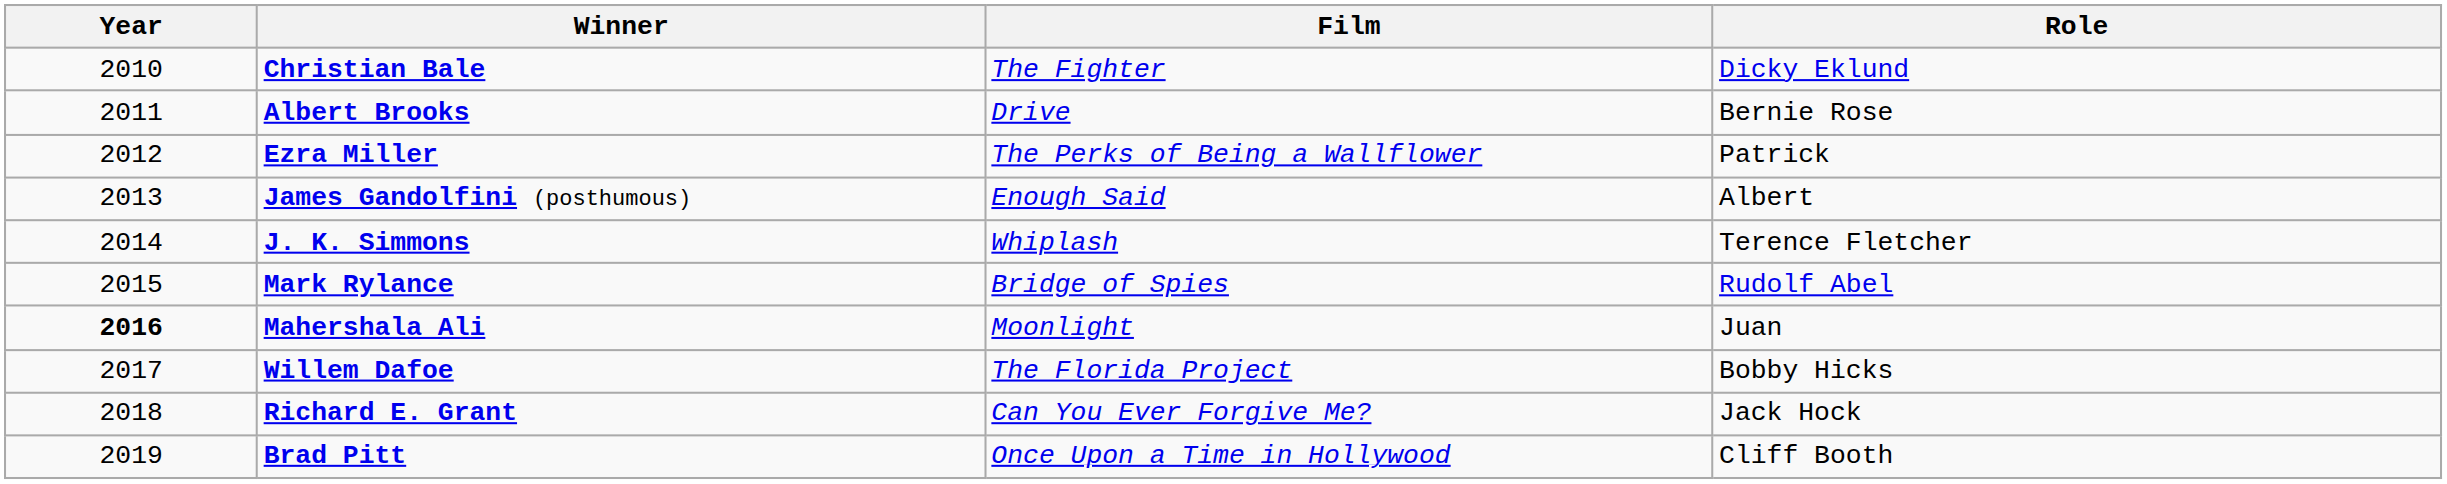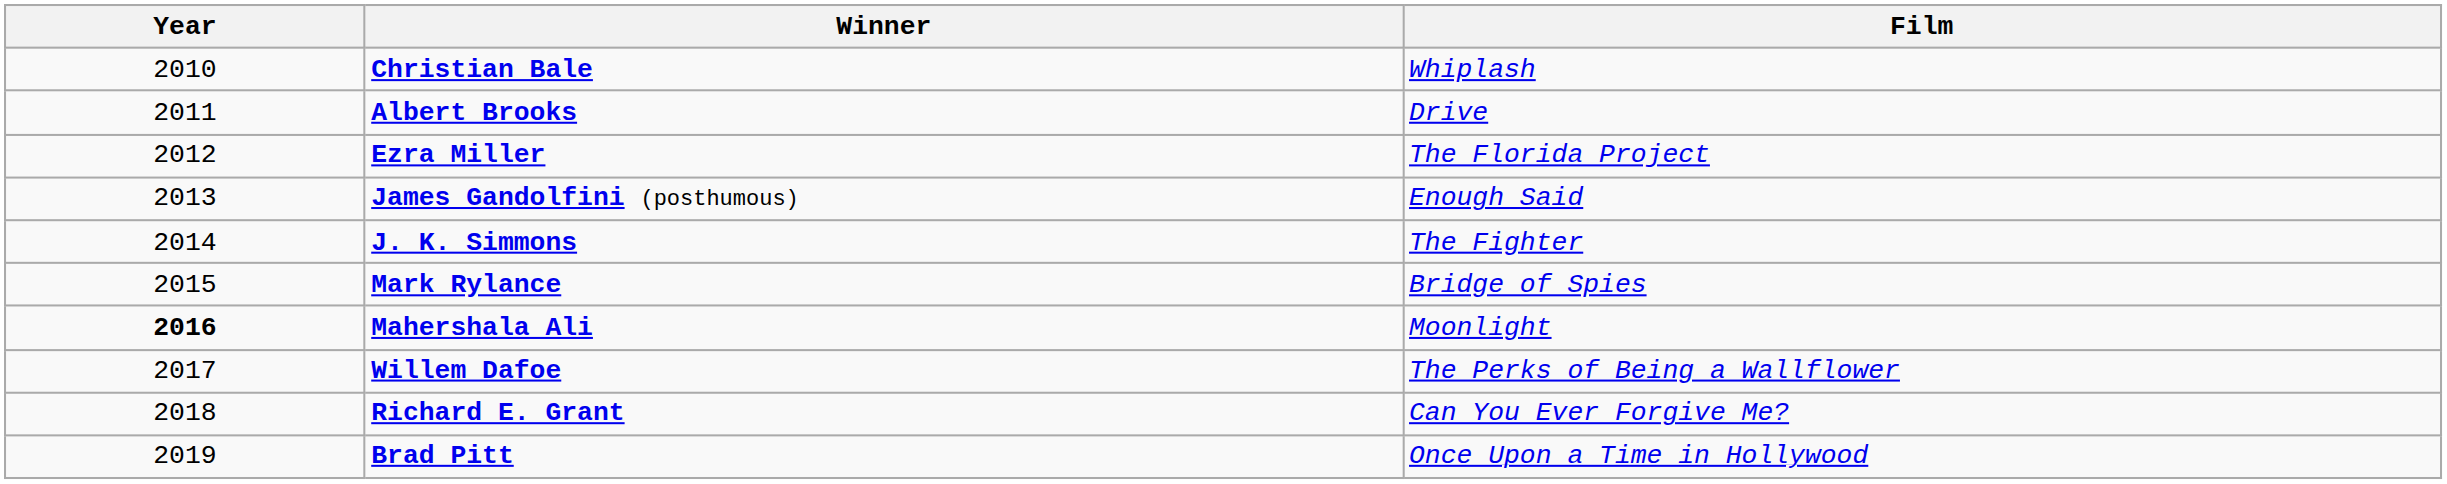- column: (2077, 27)
(1078, 70) The Fighter -> (1472, 70) Whiplash
(1237, 156) The Perks of Being a Wallflower -> (1559, 156) The Florida Project
(1055, 242) Whiplash -> (1496, 242) The Fighter
(1142, 371) The Florida Project -> (1654, 371) The Perks of Being a Wallflower
